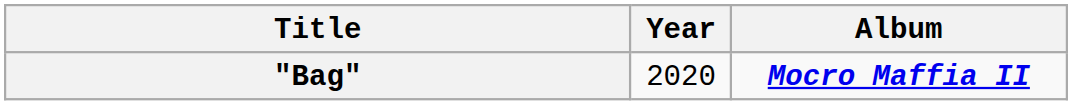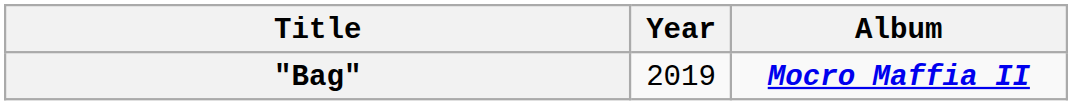(681, 76) 2020 -> (681, 76) 2019
